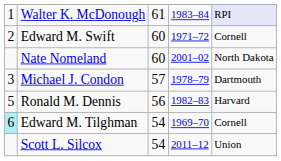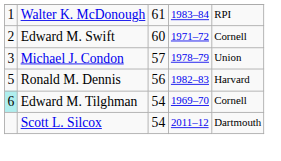(223, 15) lavender background -> (223, 15) no background
- row: (63, 58)
(238, 79) Dartmouth -> (228, 58) Union
(228, 144) Union -> (238, 123) Dartmouth
